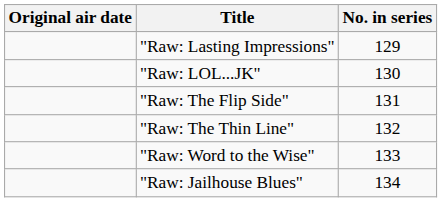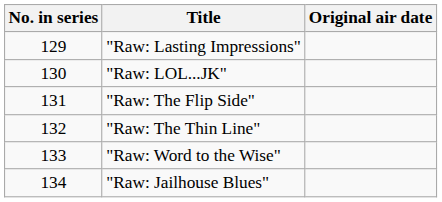columns swapped: (387, 18) <-> (70, 18)
